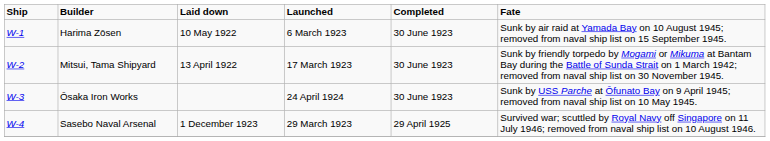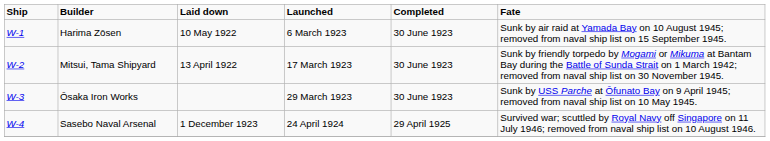(315, 97) 24 April 1924 -> (319, 97) 29 March 1923
(319, 123) 29 March 1923 -> (315, 123) 24 April 1924
